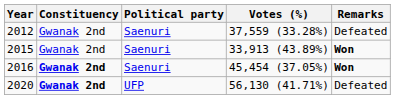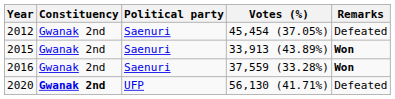(279, 31) 37,559 (33.28%) -> (279, 31) 45,454 (37.05%)
(72, 67) bold -> (72, 67) normal
(279, 67) 45,454 (37.05%) -> (279, 67) 37,559 (33.28%)
